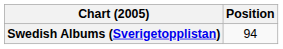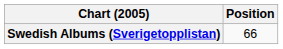(250, 33) 94 -> (250, 33) 66
